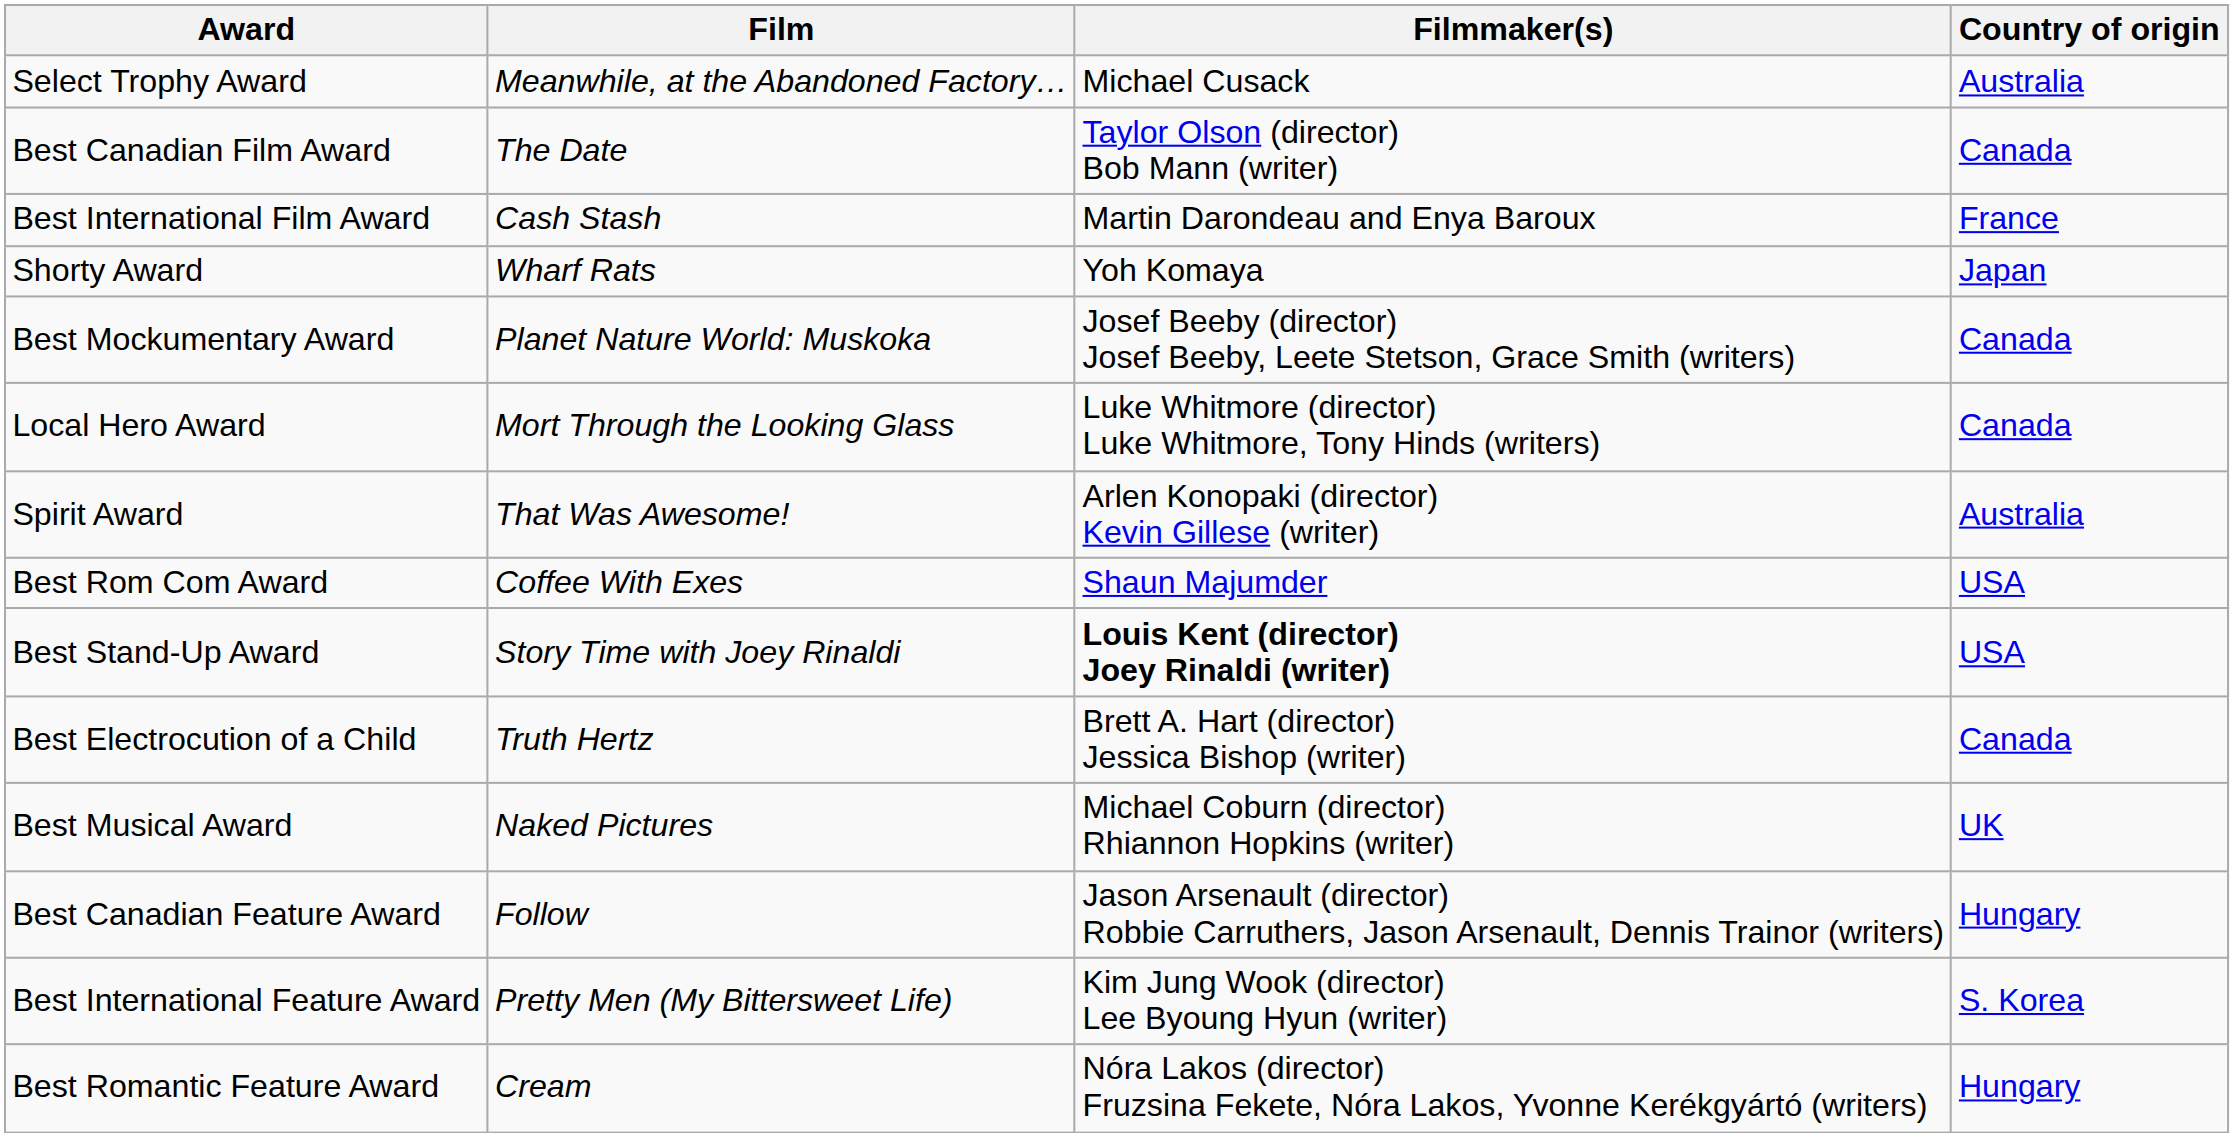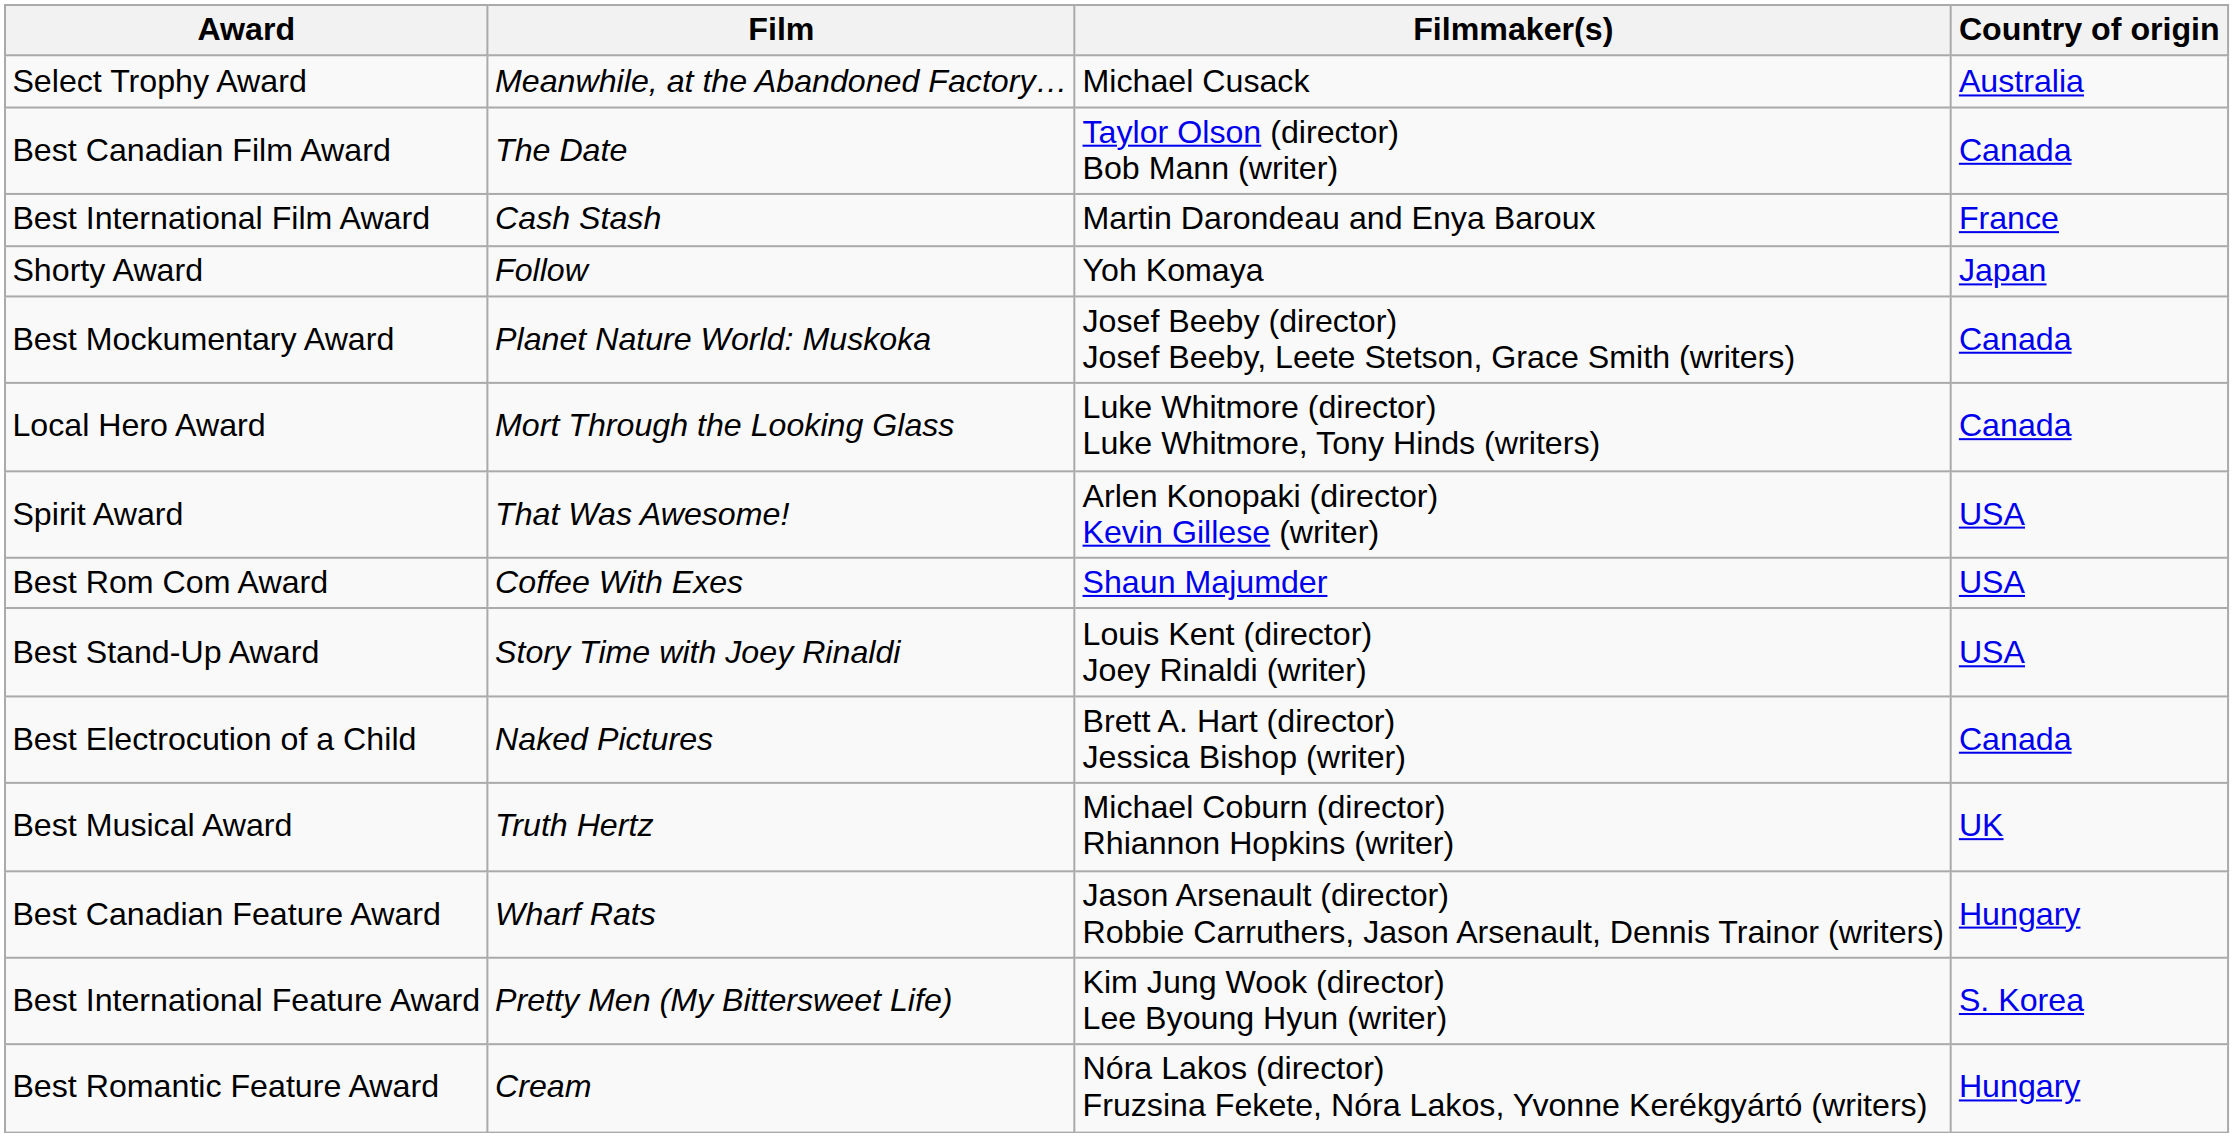(575, 270) Wharf Rats -> (542, 270) Follow
(2021, 513) Australia -> (1992, 513) USA
(1241, 651) bold -> (1227, 651) normal
(574, 739) Truth Hertz -> (604, 739) Naked Pictures
(604, 826) Naked Pictures -> (574, 826) Truth Hertz
(542, 913) Follow -> (575, 913) Wharf Rats
